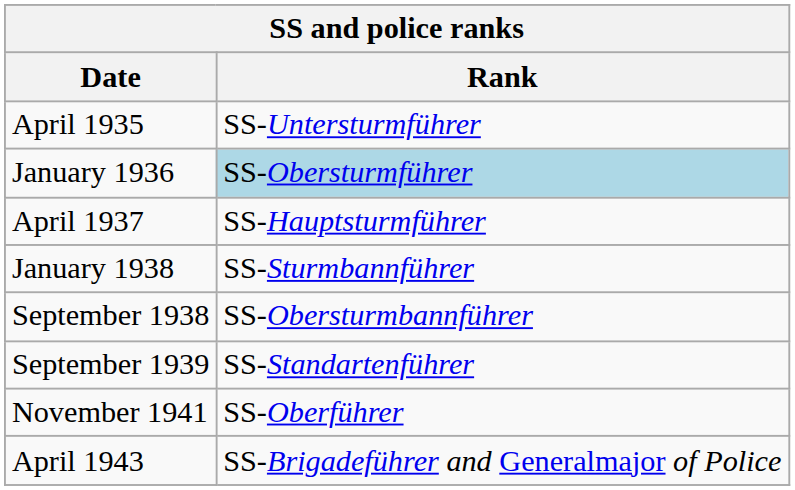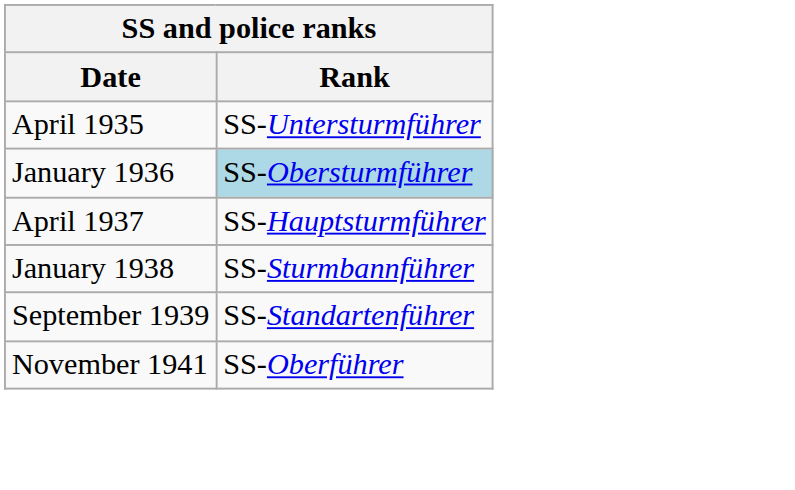- row: (111, 316)
- row: (78, 460)
